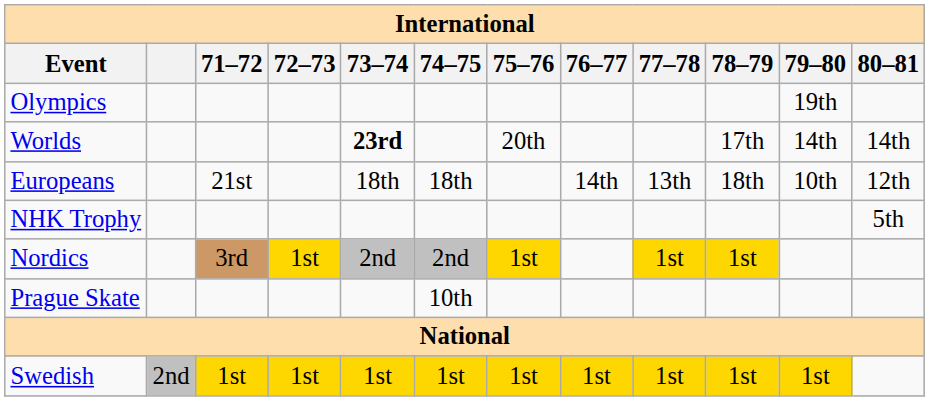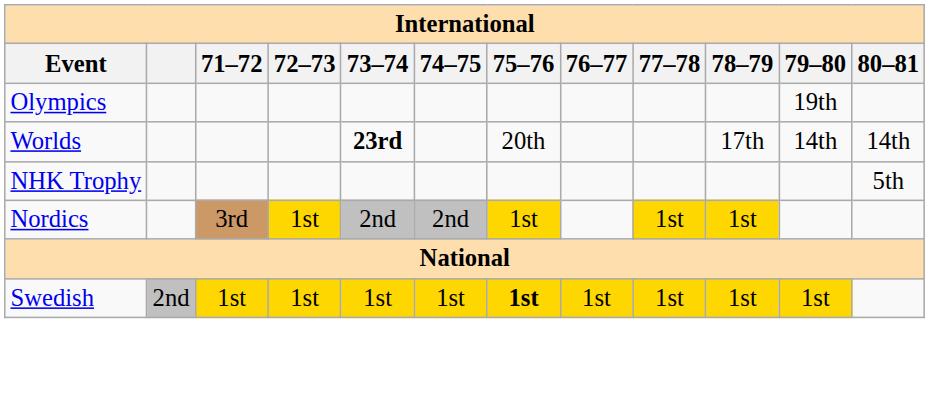- row: (62, 180)
- row: (75, 297)
(524, 375) normal -> (524, 297) bold
